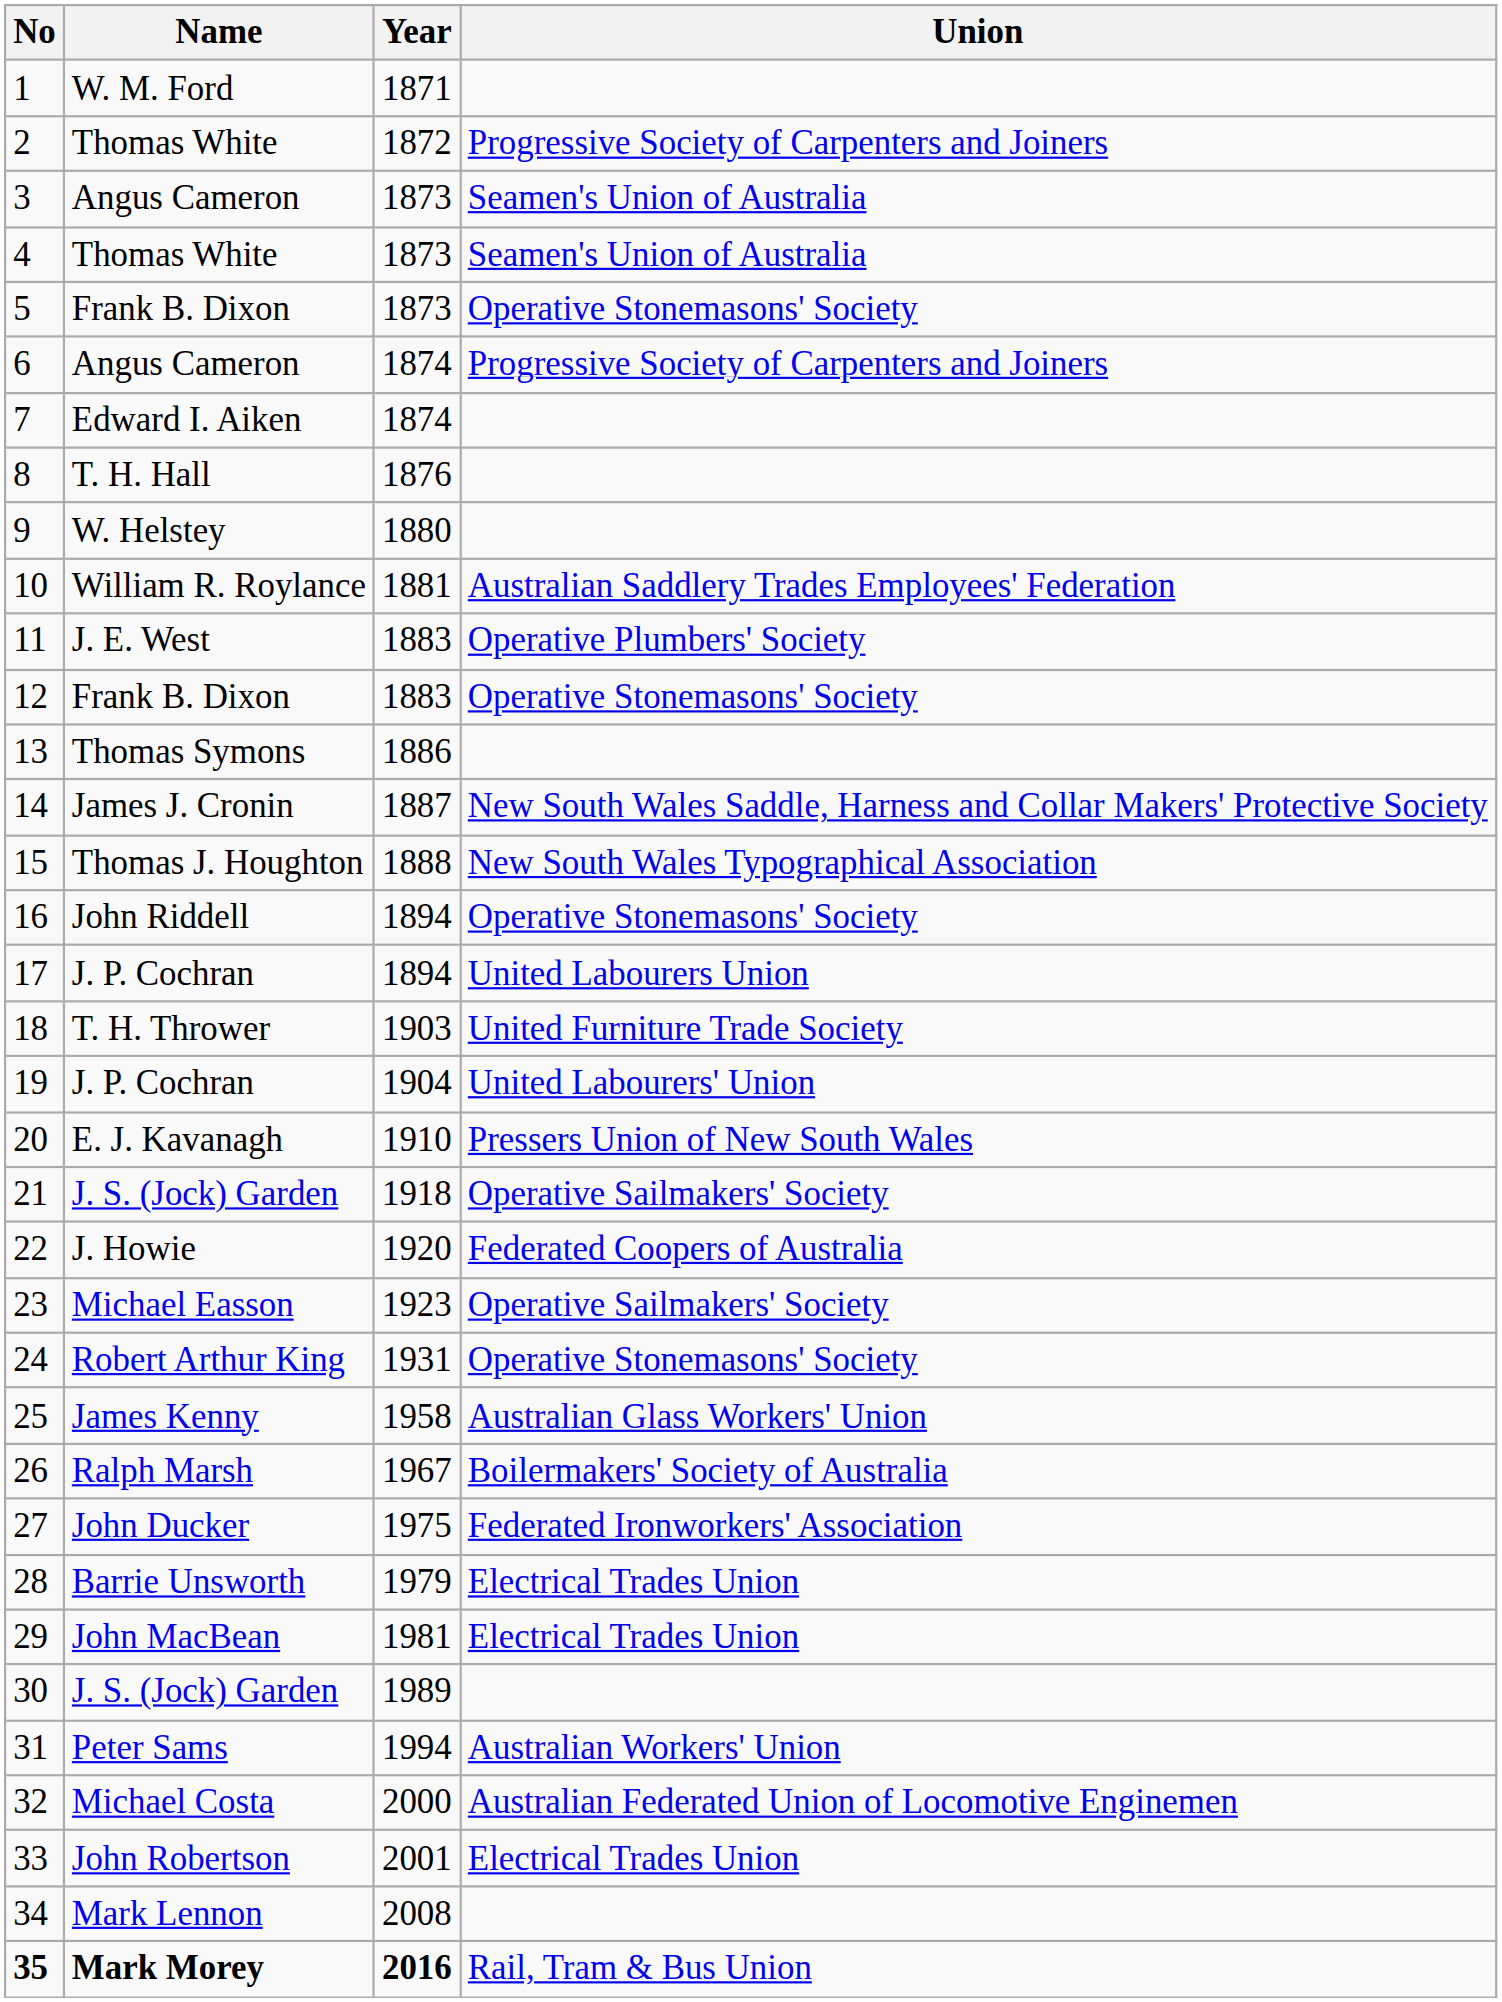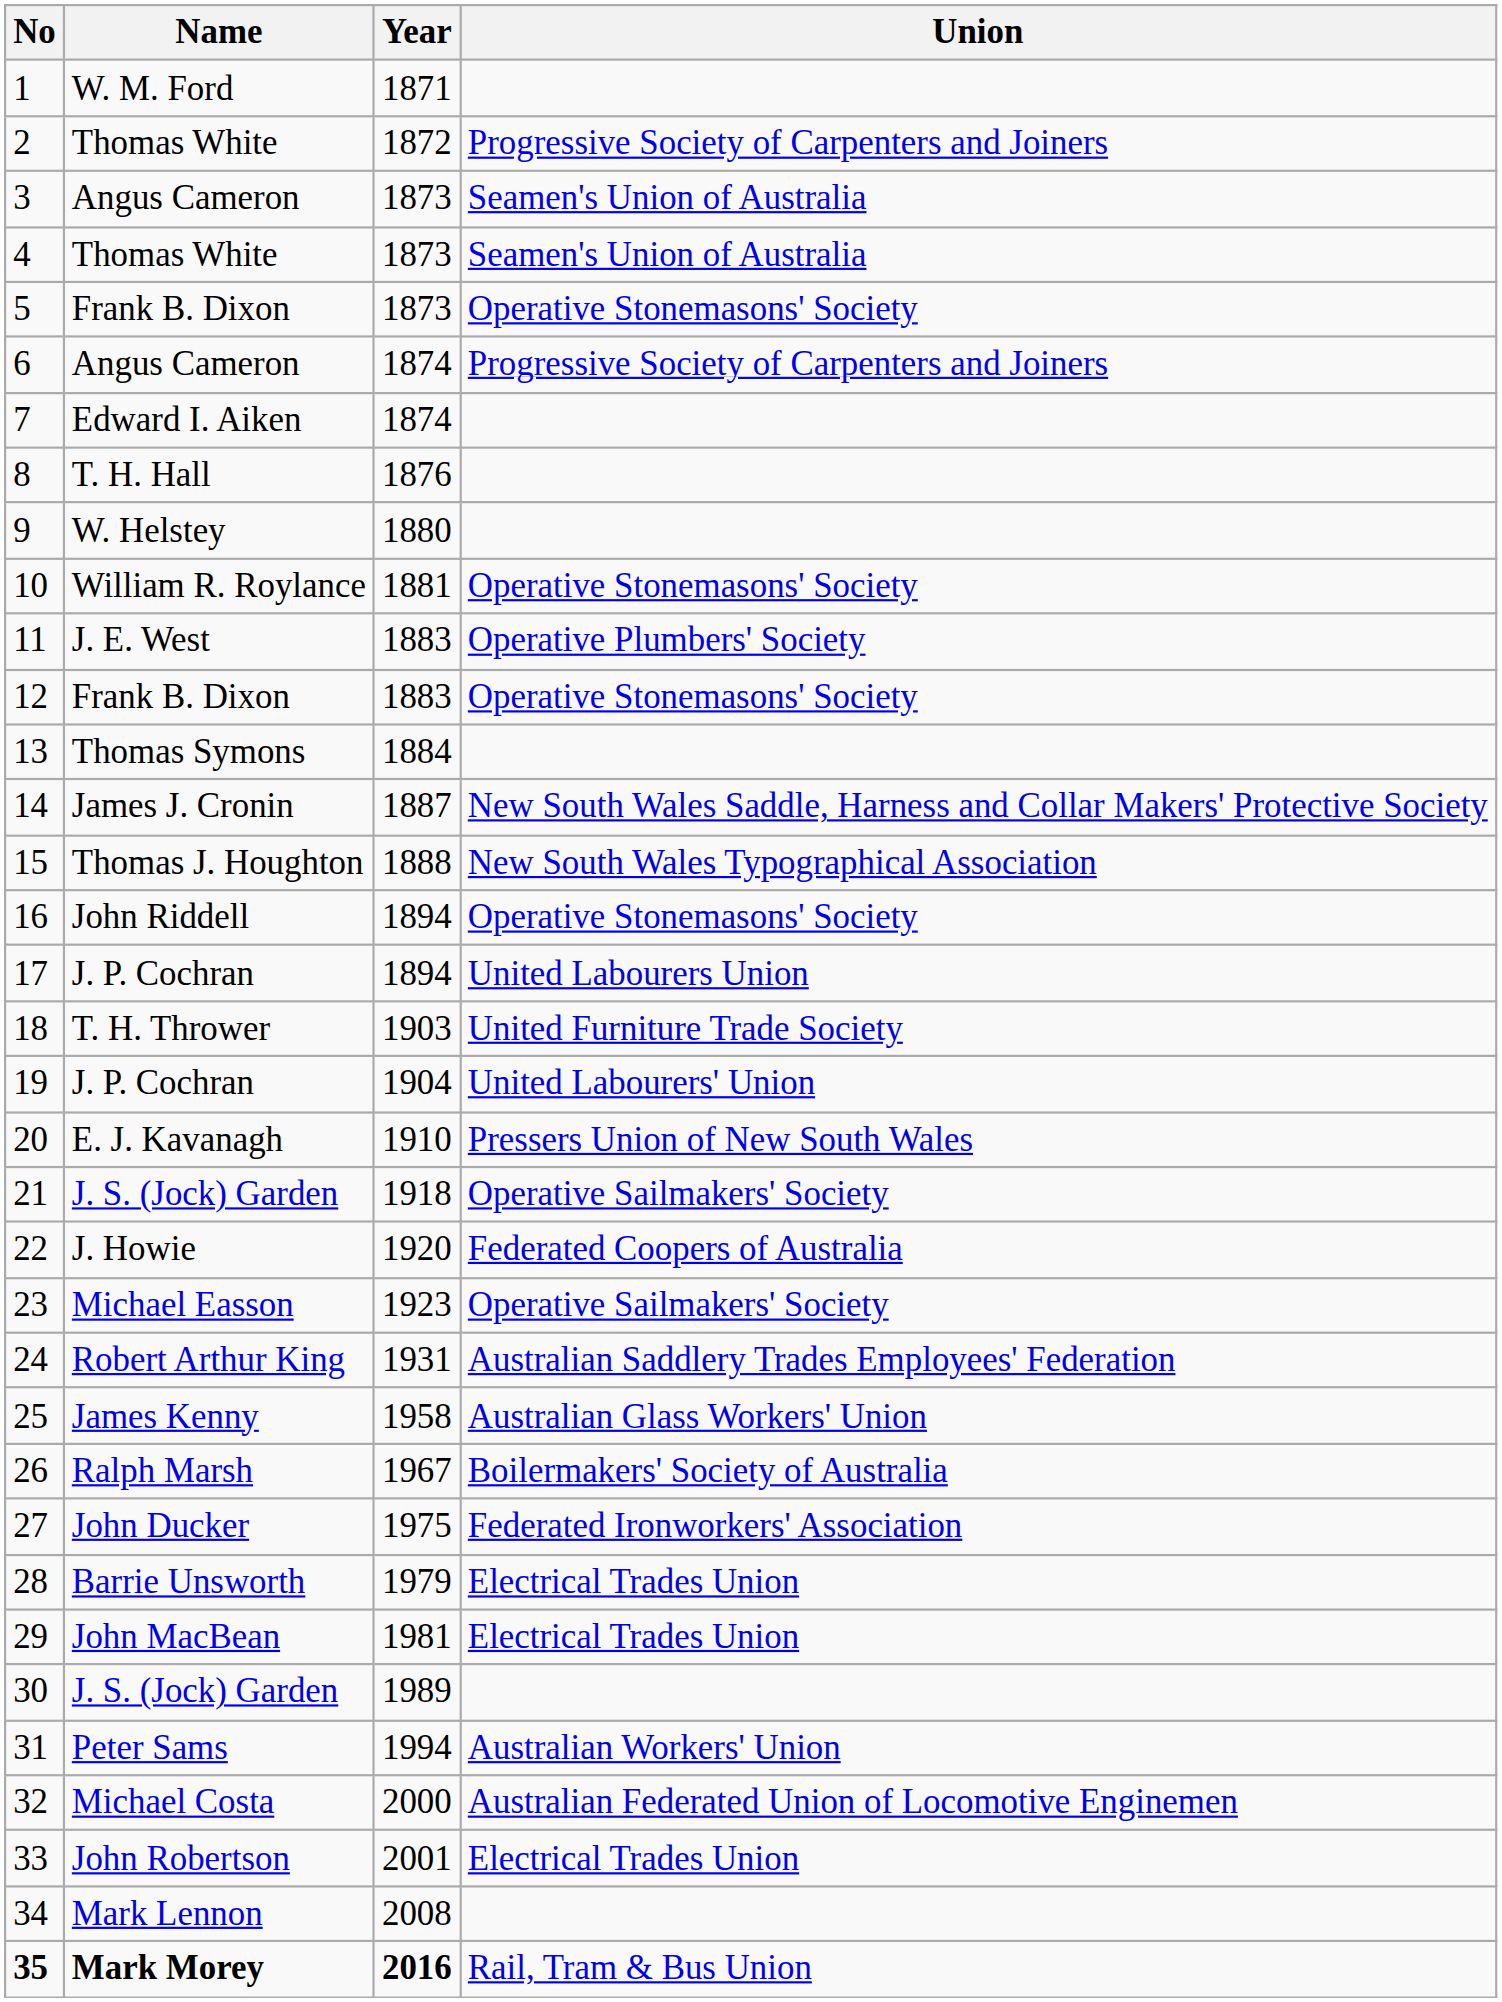(822, 585) Australian Saddlery Trades Employees' Federation -> (693, 585) Operative Stonemasons' Society
(417, 751) 1886 -> (417, 751) 1884
(693, 1359) Operative Stonemasons' Society -> (822, 1359) Australian Saddlery Trades Employees' Federation
